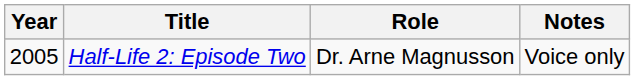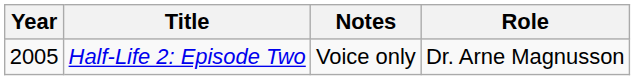columns swapped: (415, 21) <-> (575, 21)
